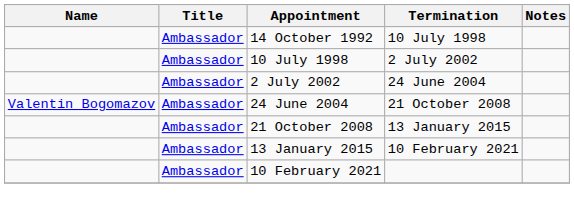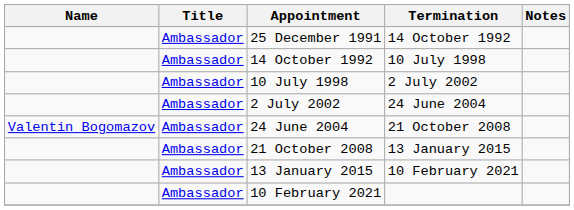+ row: (316, 38)
